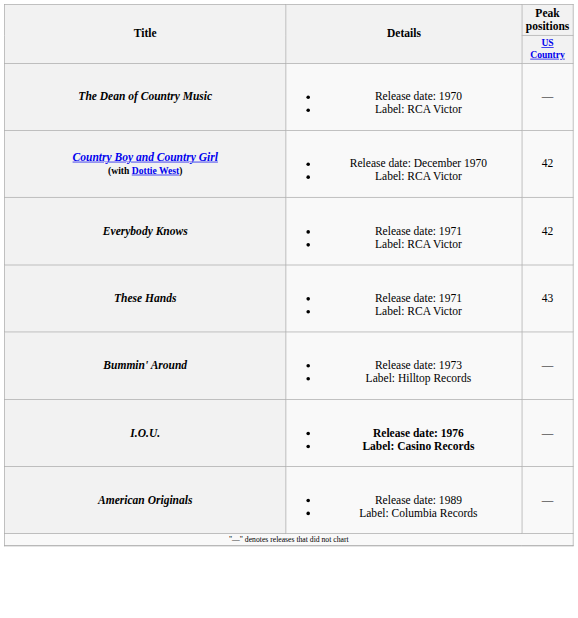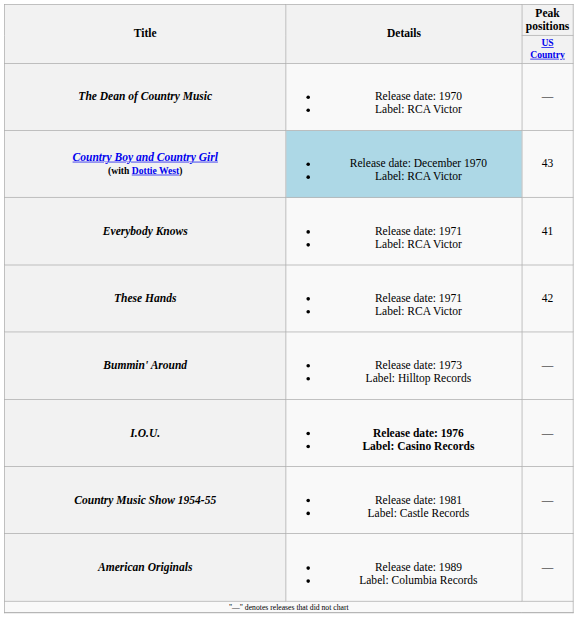(404, 171) no background -> (404, 171) lightblue background
(548, 164) 42 -> (548, 164) 43
(548, 231) 42 -> (548, 231) 41
(548, 298) 43 -> (548, 298) 42
+ row: (145, 500)
